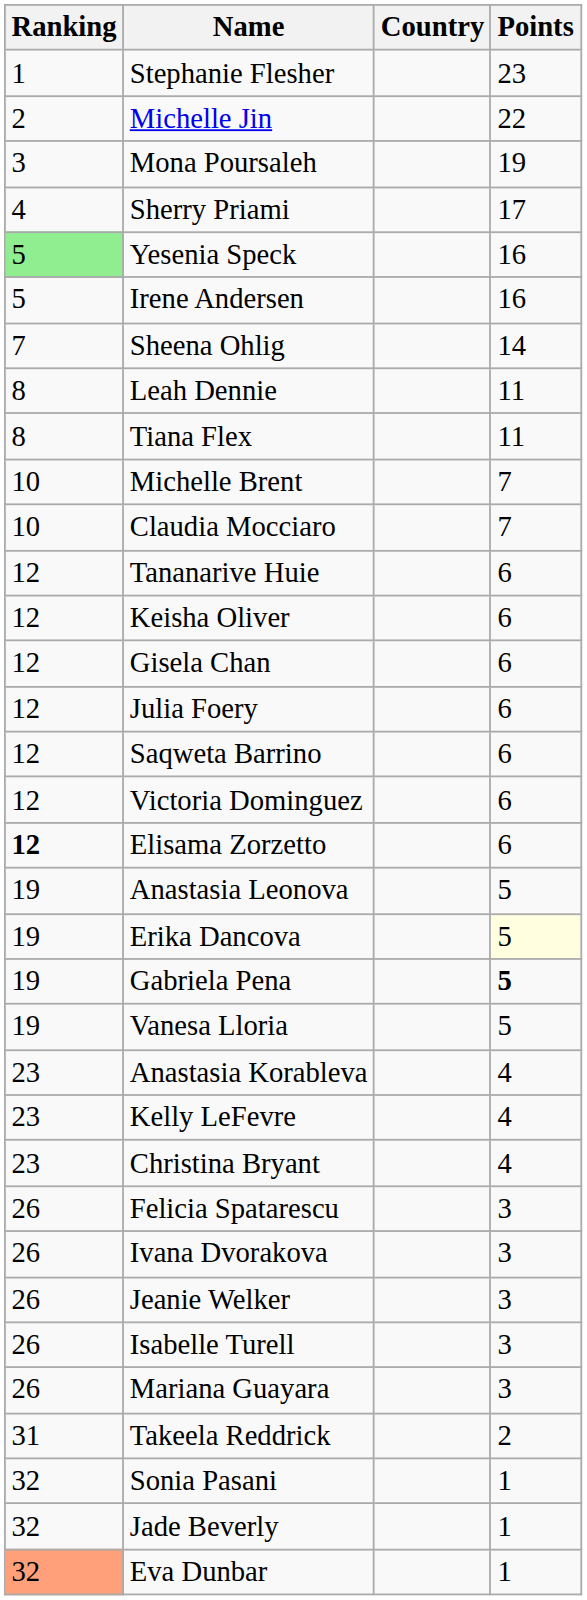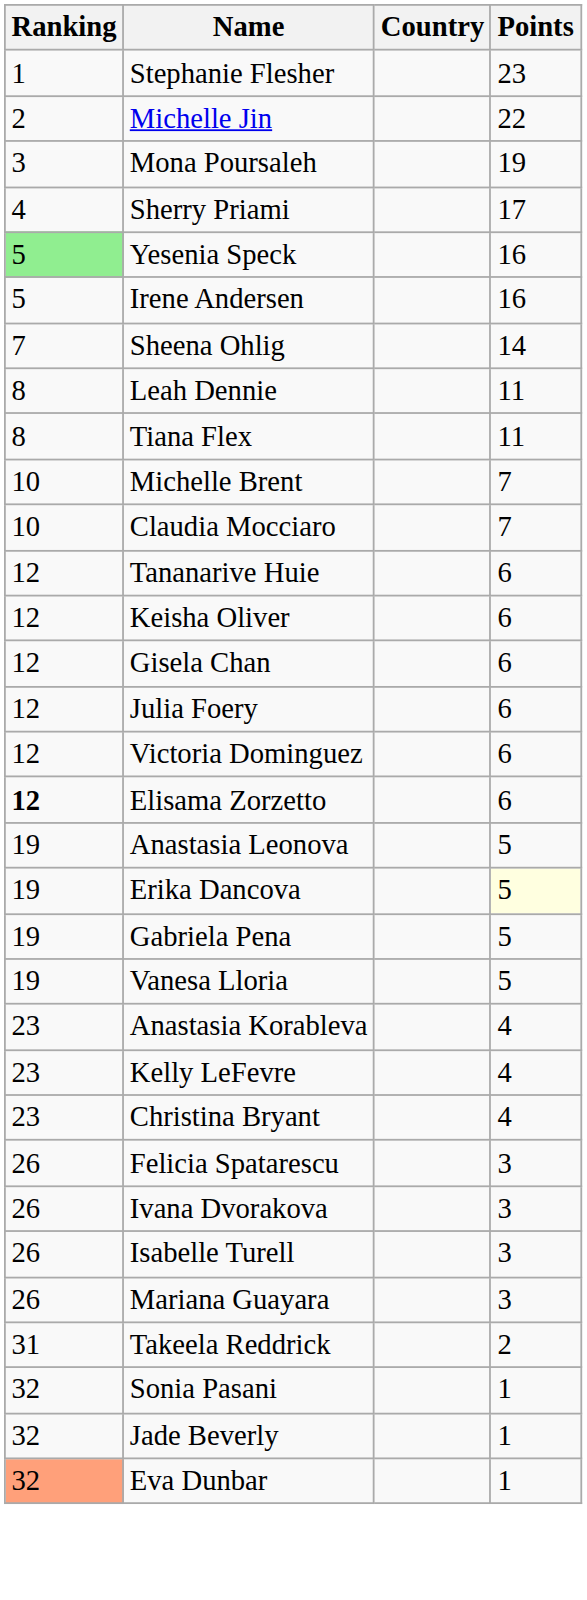- row: (226, 753)
(505, 981) bold -> (505, 935) normal
- row: (210, 1299)
